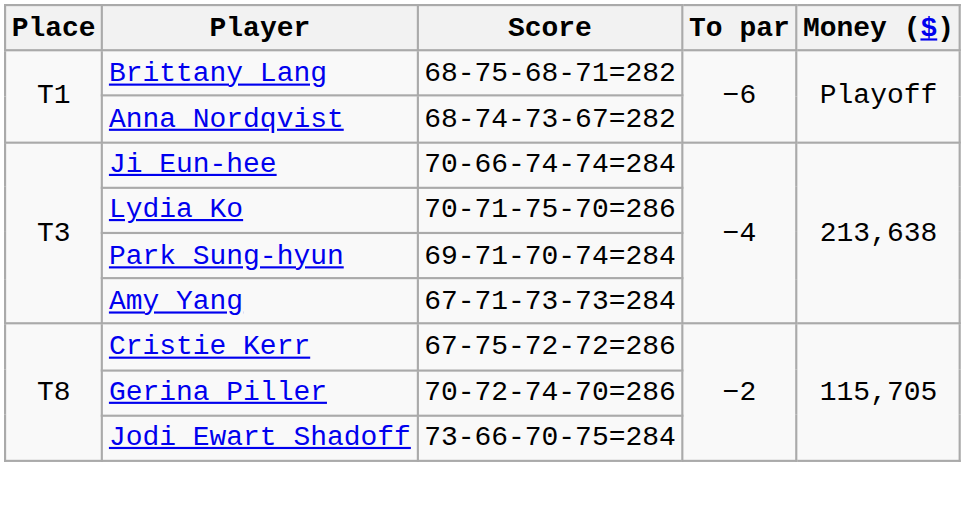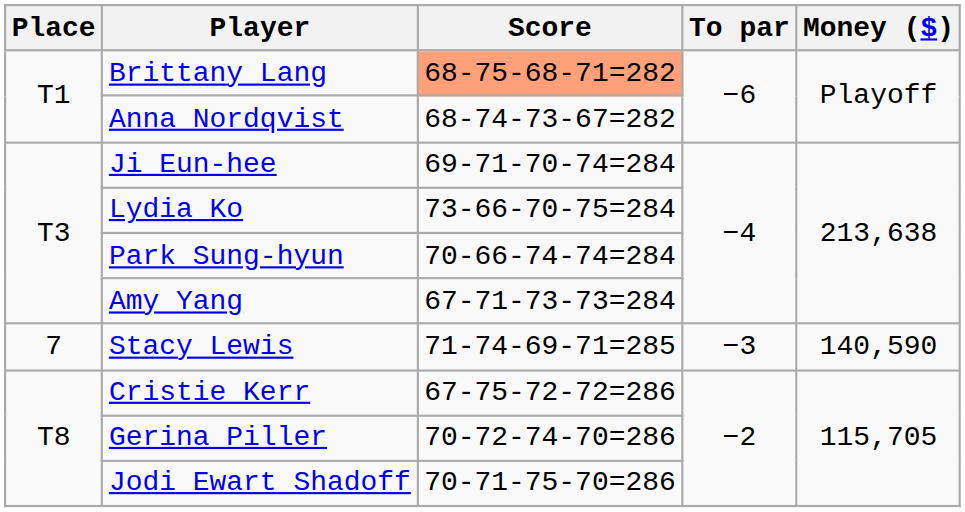(550, 73) no background -> (550, 73) lightsalmon background
(550, 165) 70-66-74-74=284 -> (550, 165) 69-71-70-74=284
(550, 210) 70-71-75-70=286 -> (550, 210) 73-66-70-75=284
(550, 256) 69-71-70-74=284 -> (550, 256) 70-66-74-74=284
+ row: (201, 347)
(550, 438) 73-66-70-75=284 -> (550, 483) 70-71-75-70=286
